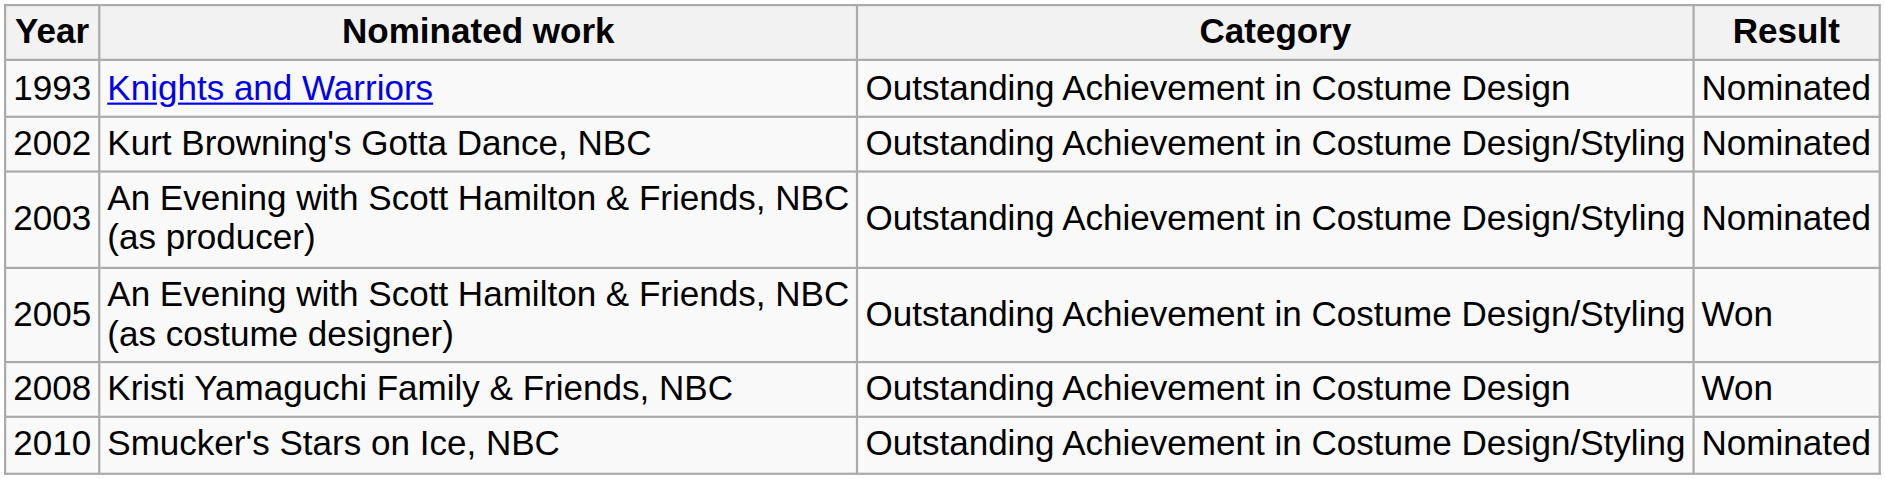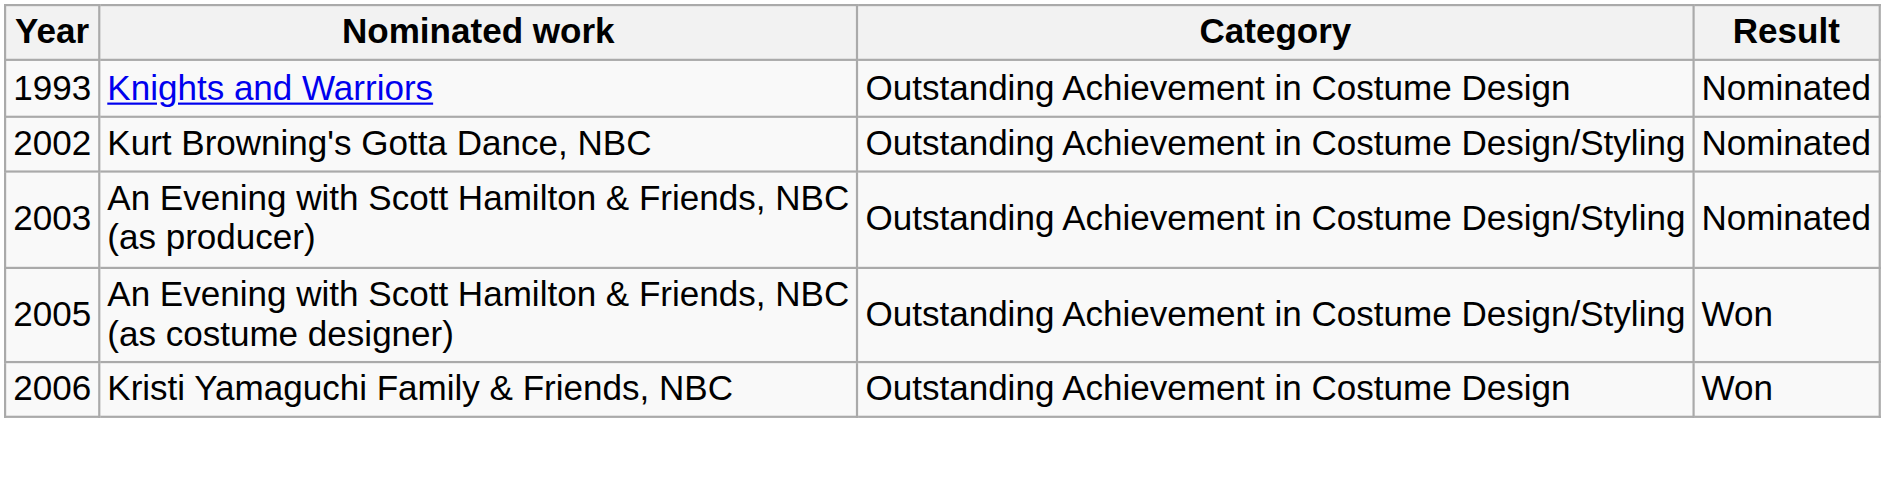(52, 388) 2008 -> (52, 388) 2006
- row: (334, 444)
